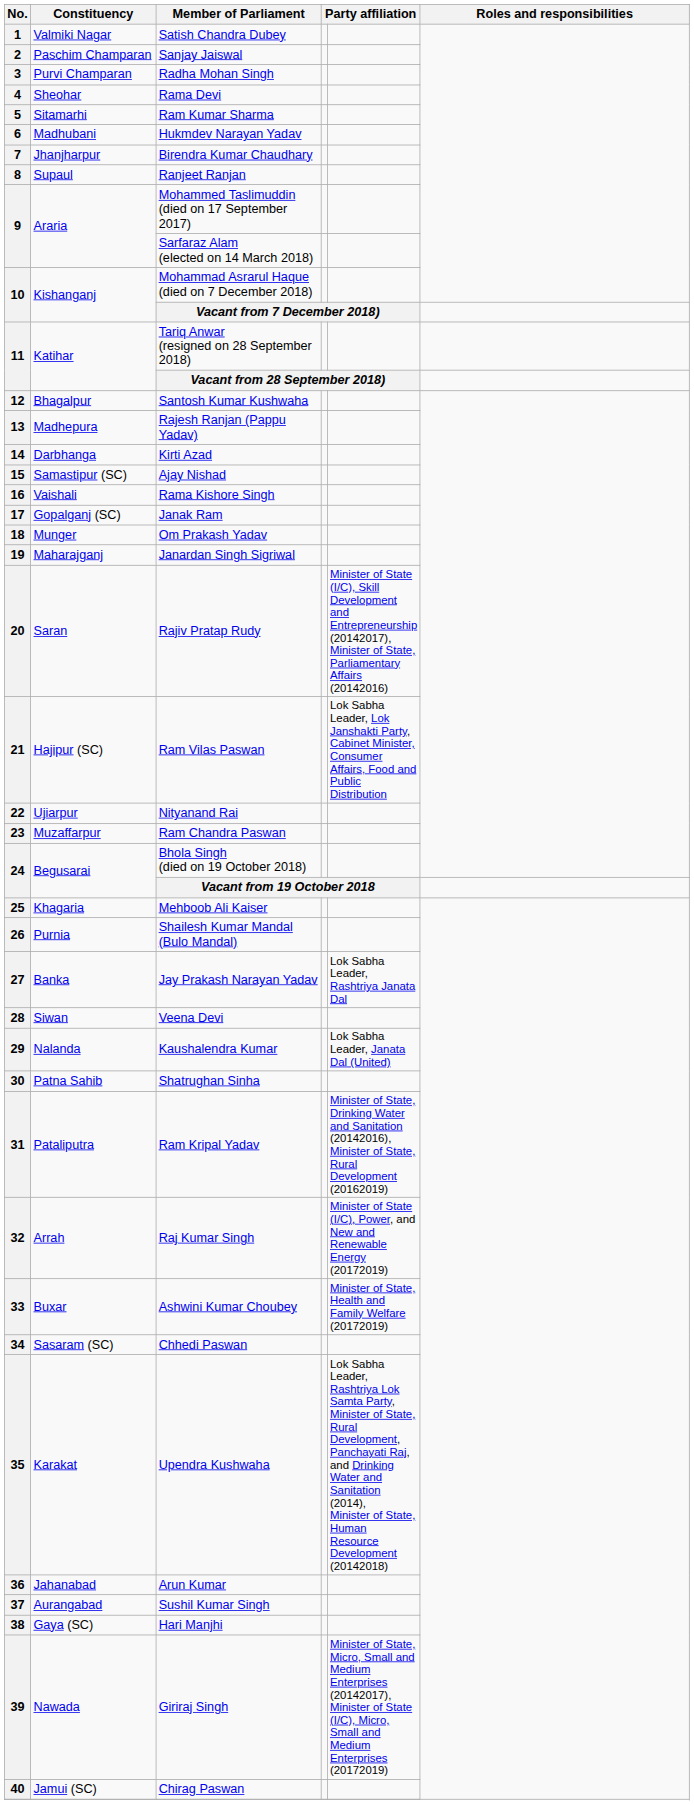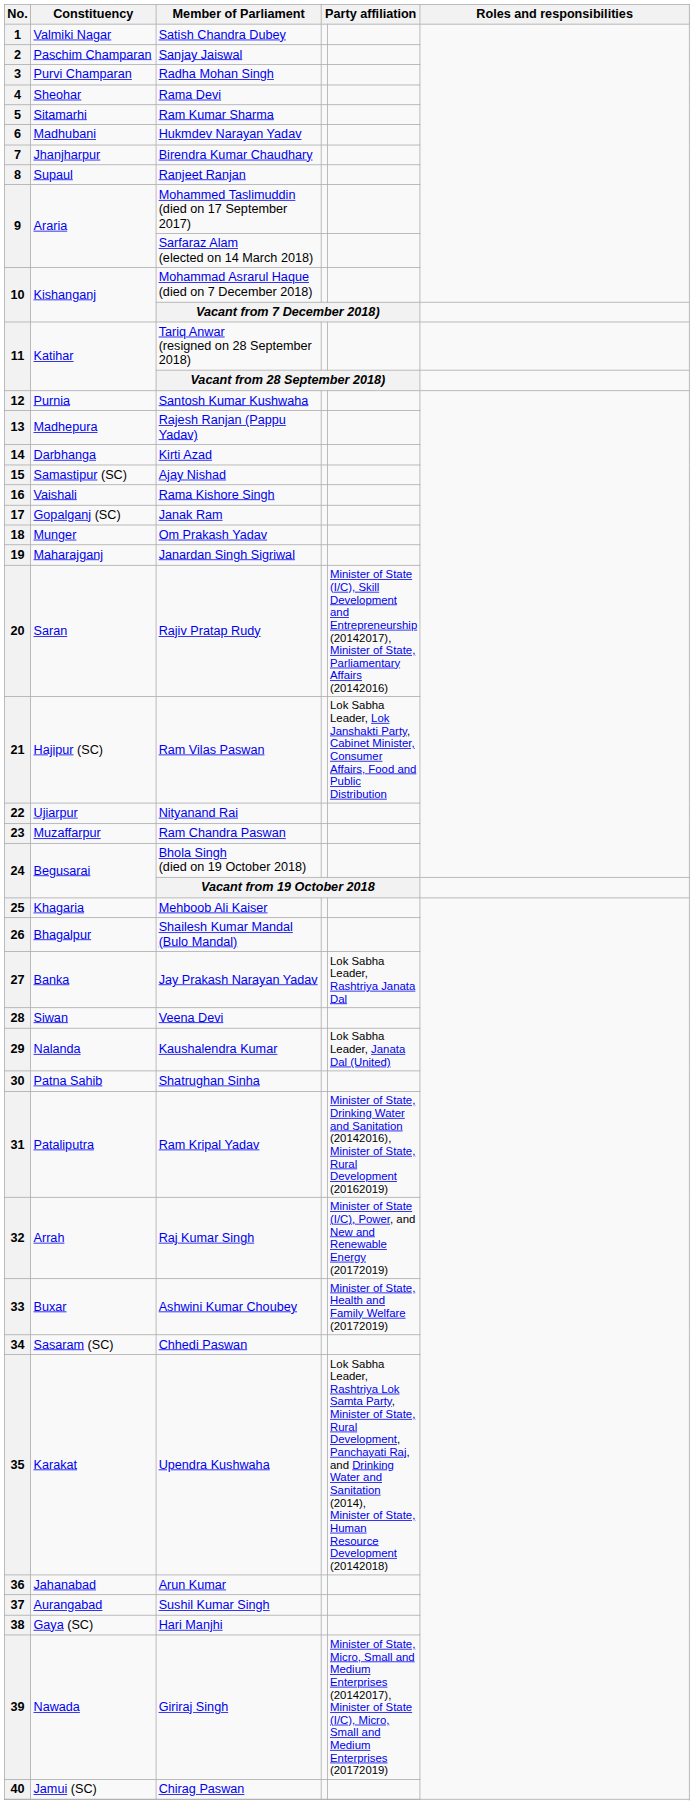(62, 400) Bhagalpur -> (52, 400) Purnia
(52, 934) Purnia -> (62, 934) Bhagalpur
